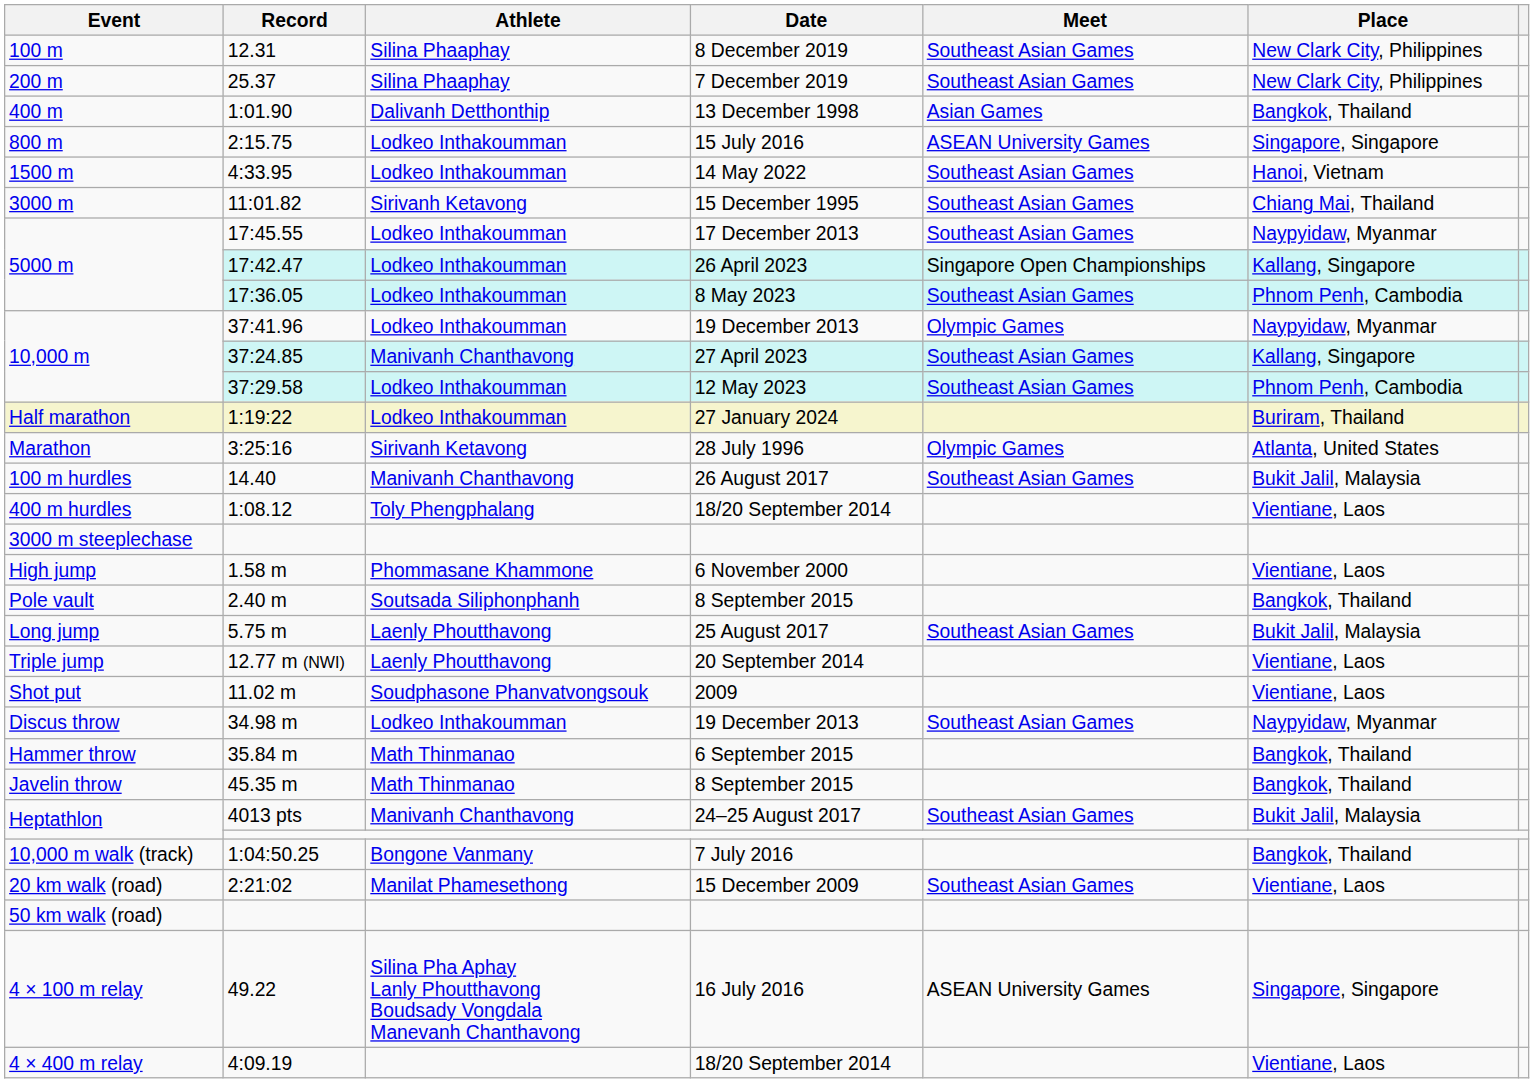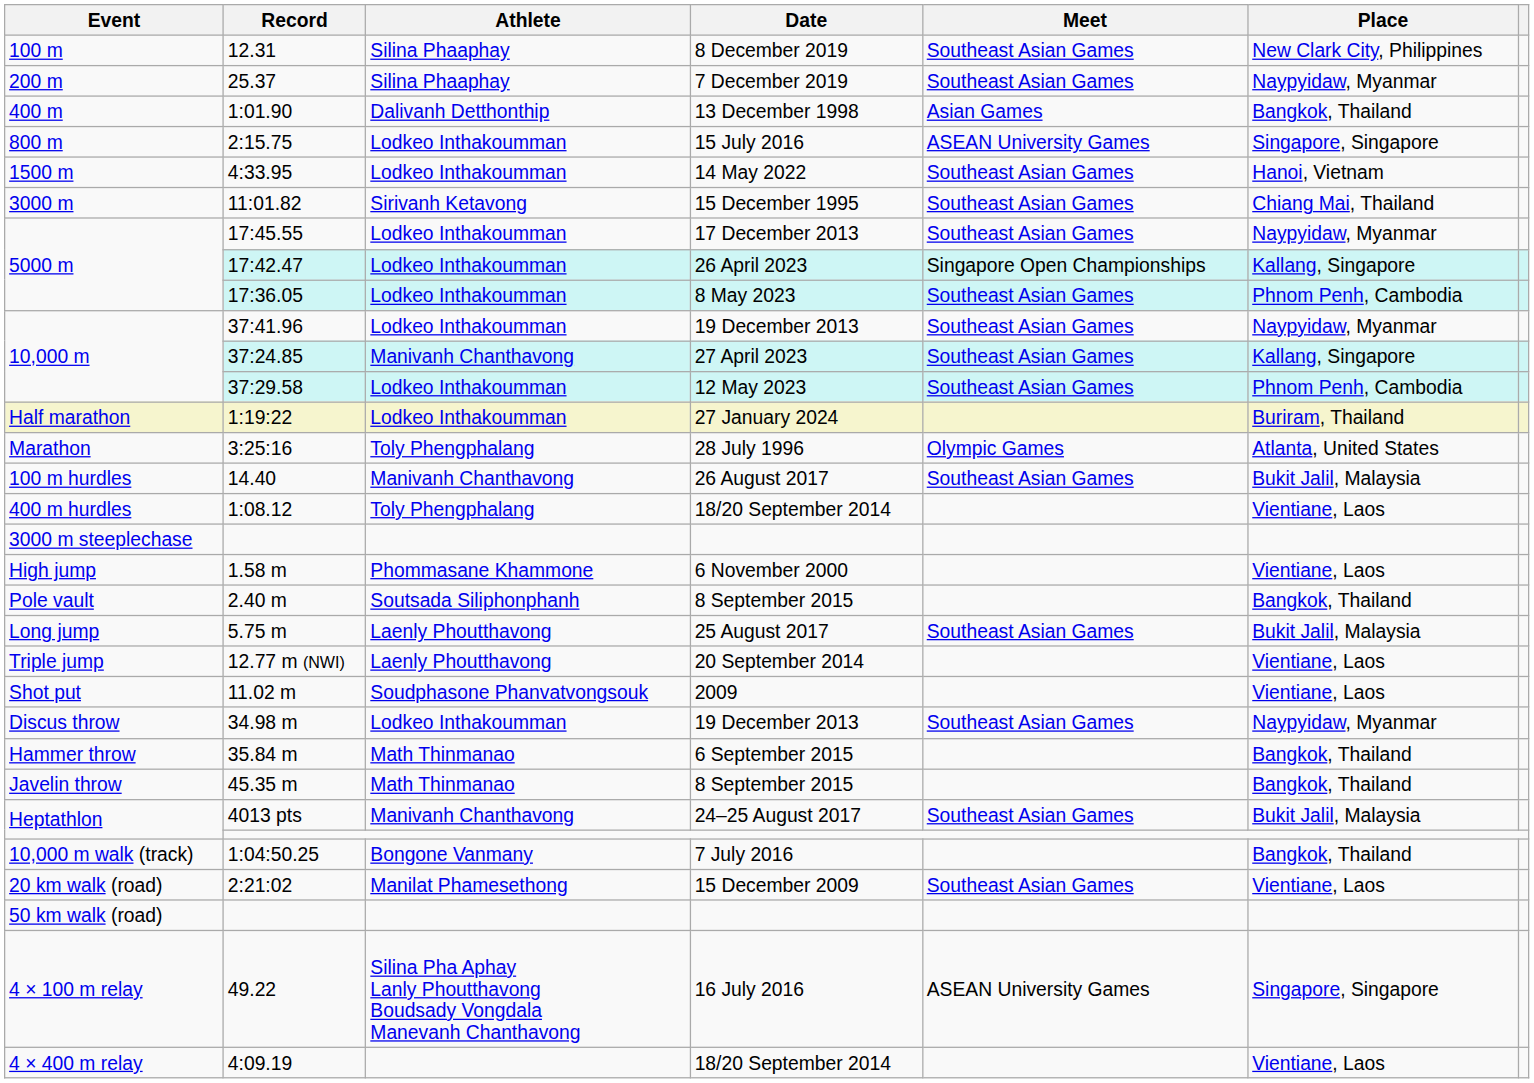(1367, 81) New Clark City, Philippines -> (1344, 81) Naypyidaw, Myanmar
(995, 326) Olympic Games -> (1030, 326) Southeast Asian Games
(449, 448) Sirivanh Ketavong -> (452, 448) Toly Phengphalang
